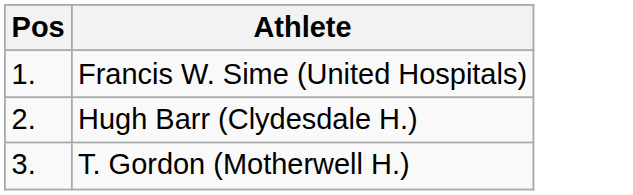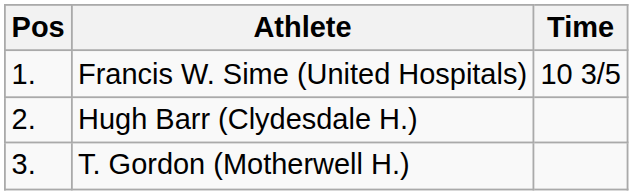+ column: (581, 27)
